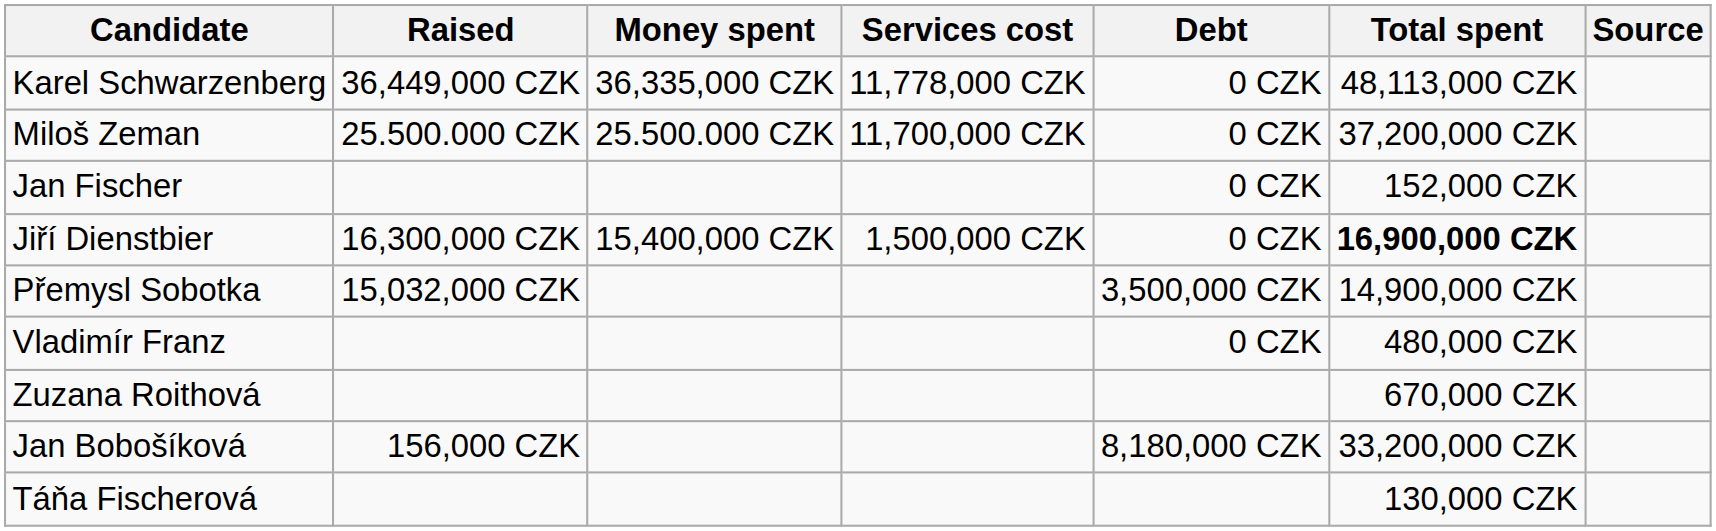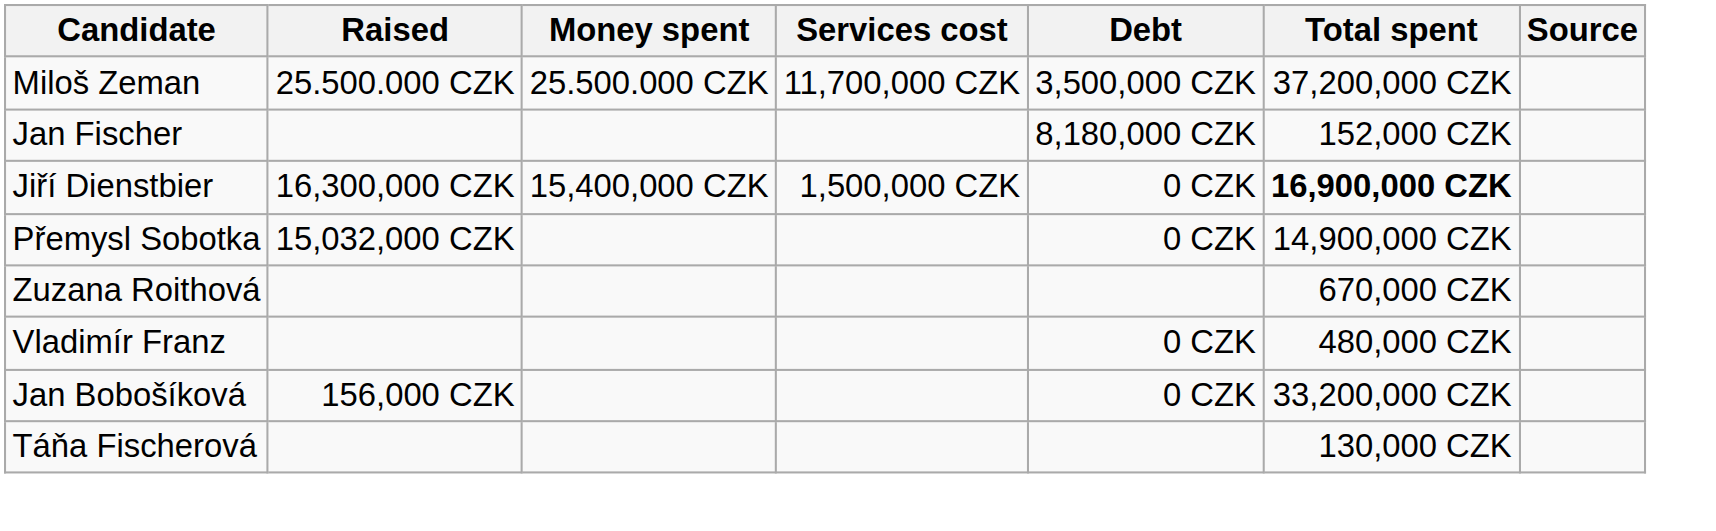- row: (169, 82)
(1275, 134) 0 CZK -> (1146, 82) 3,500,000 CZK
(1275, 186) 0 CZK -> (1146, 134) 8,180,000 CZK
(1211, 290) 3,500,000 CZK -> (1209, 238) 0 CZK
rows swapped: (137, 394) <-> (119, 342)
(1211, 446) 8,180,000 CZK -> (1209, 394) 0 CZK
